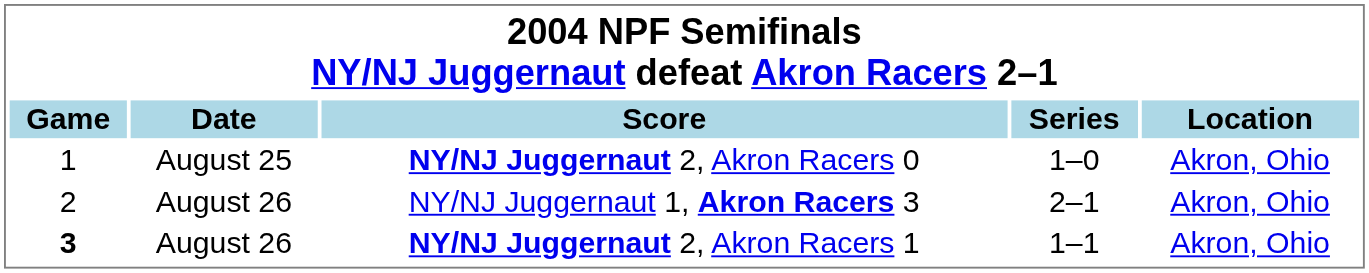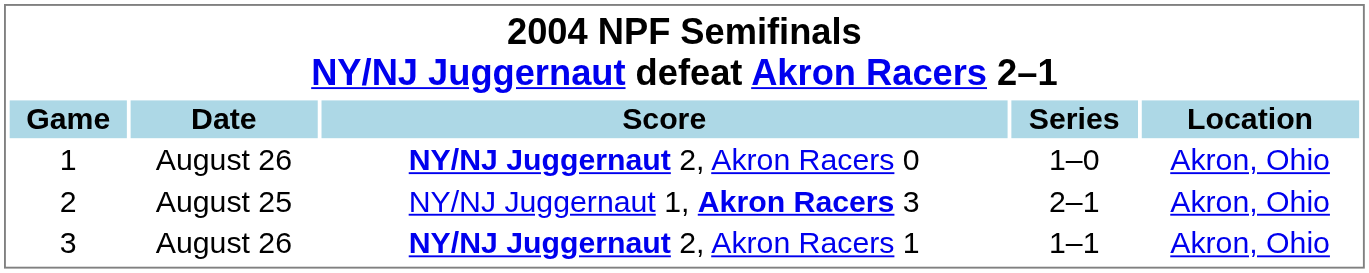(224, 160) August 25 -> (224, 160) August 26
(224, 202) August 26 -> (224, 202) August 25
(68, 243) bold -> (68, 243) normal
